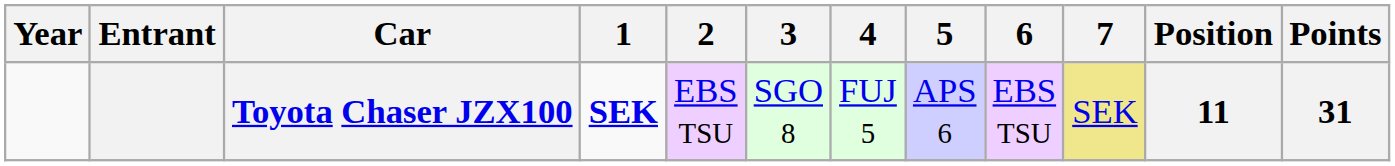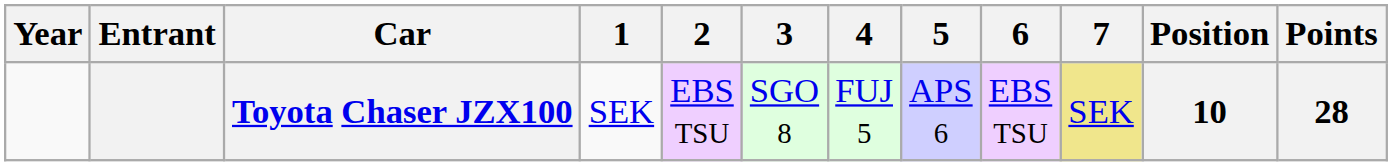(623, 110) bold -> (621, 110) normal
(1213, 110) 11 -> (1210, 110) 10
(1335, 110) 31 -> (1331, 110) 28
